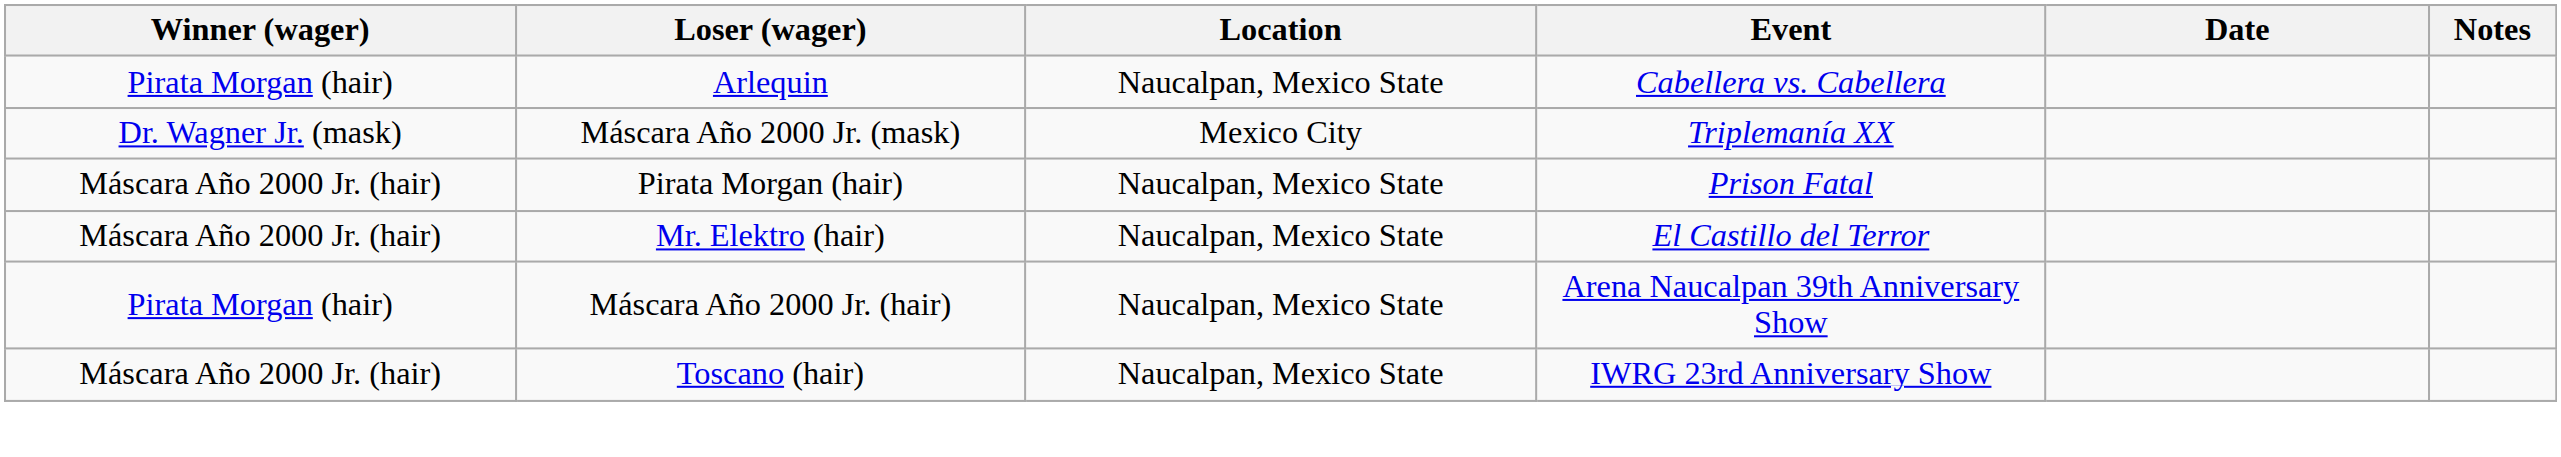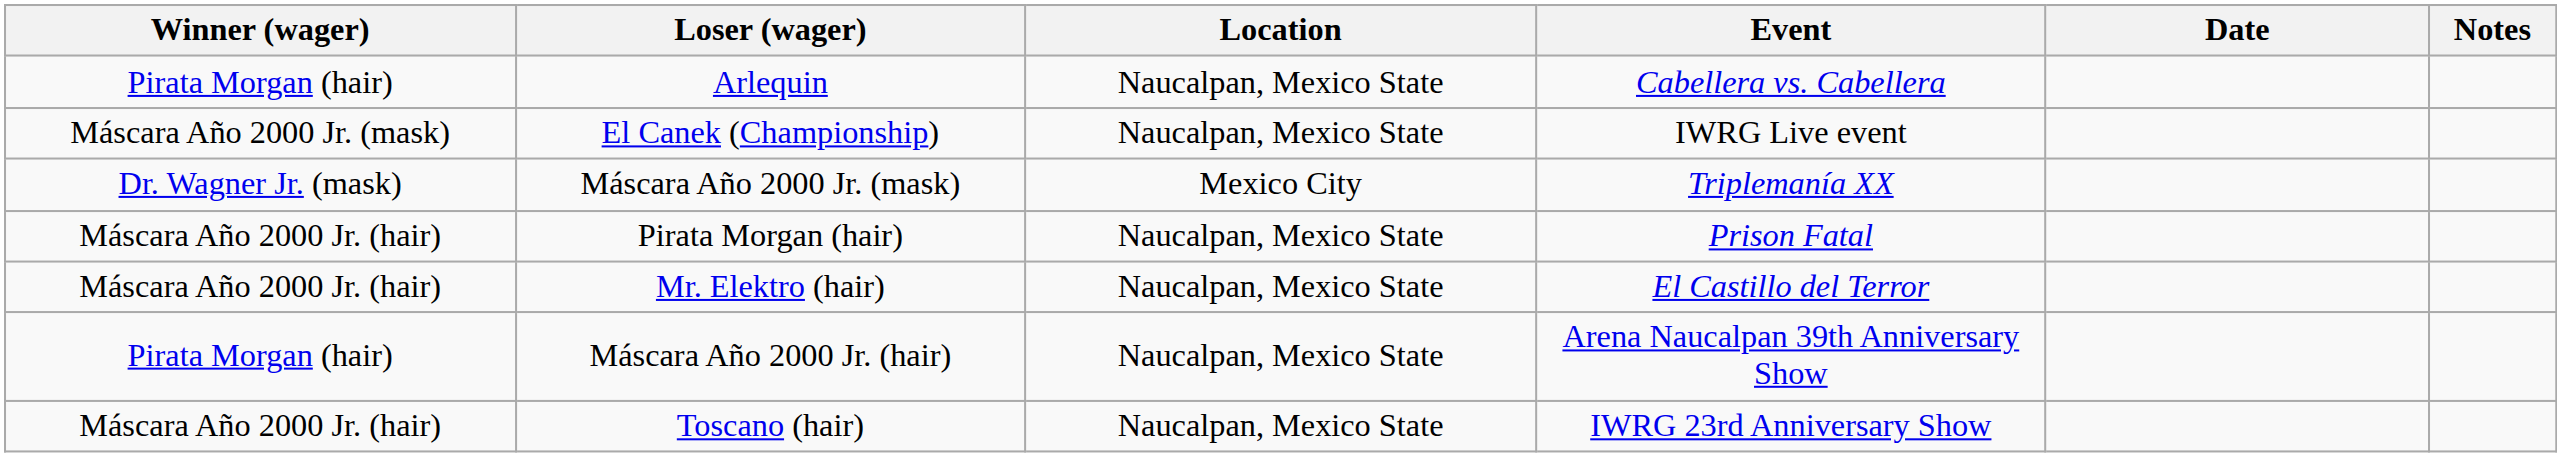+ row: (770, 132)
